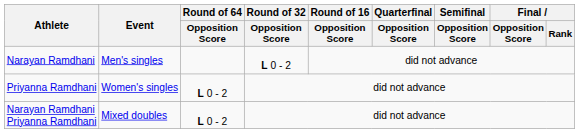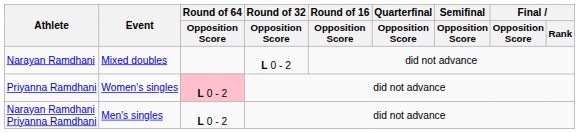(132, 61) Men's singles -> (134, 61) Mixed doubles
(212, 94) no background -> (212, 94) pink background
(134, 116) Mixed doubles -> (132, 116) Men's singles
